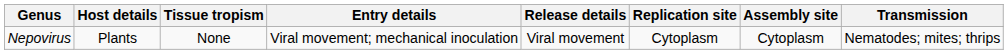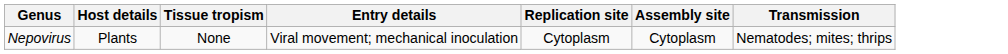- column: (575, 15)
